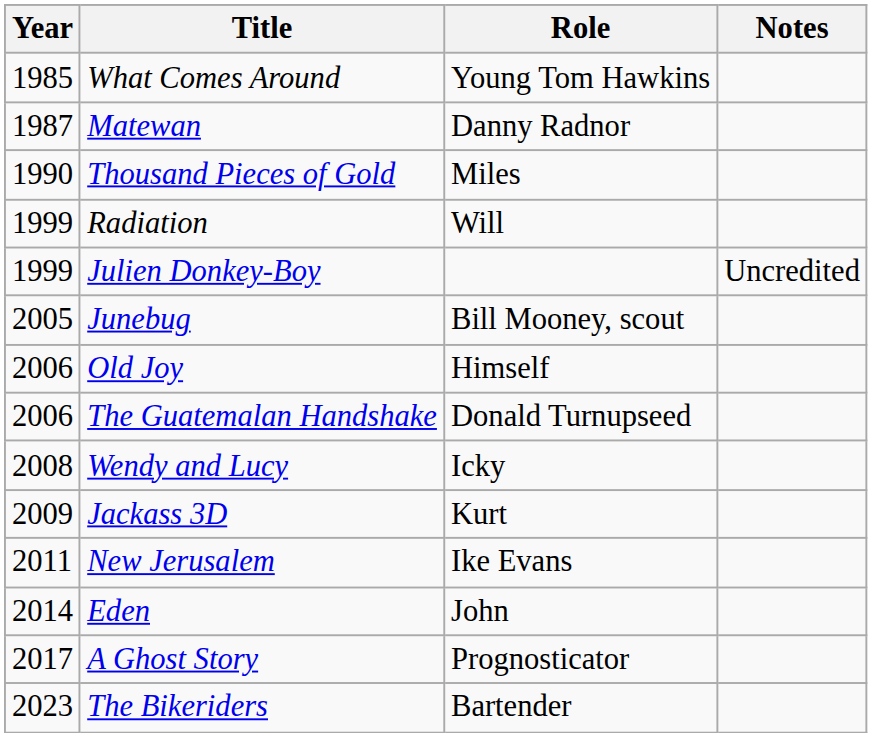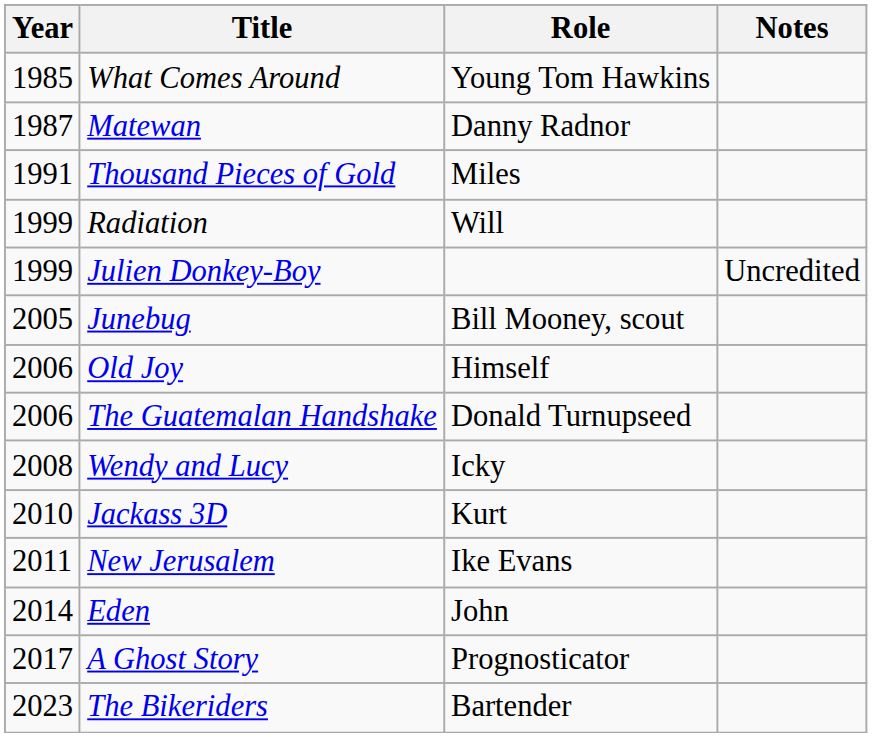(43, 174) 1990 -> (43, 174) 1991
(43, 513) 2009 -> (43, 513) 2010
